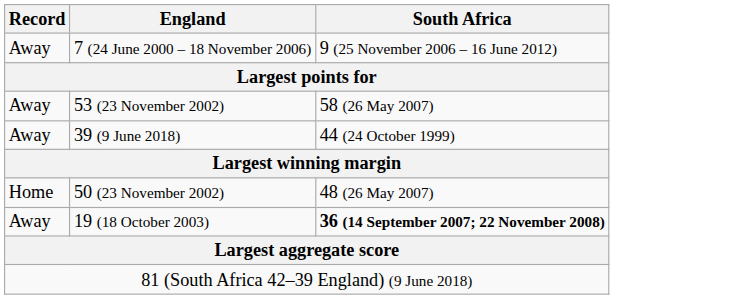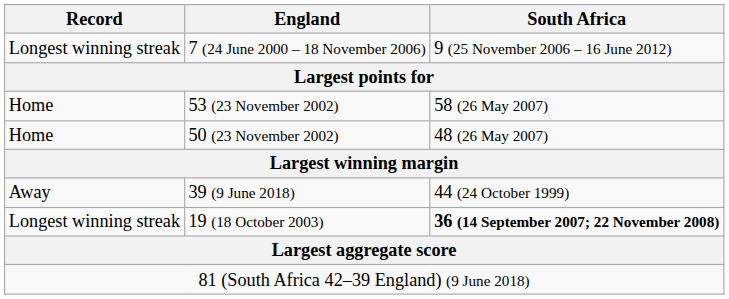(30, 47) Away -> (94, 47) Longest winning streak
(30, 105) Away -> (31, 105) Home
rows swapped: (127, 134) <-> (149, 192)
(30, 221) Away -> (94, 221) Longest winning streak
